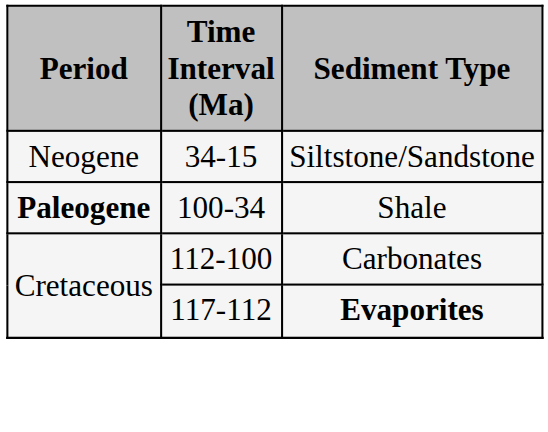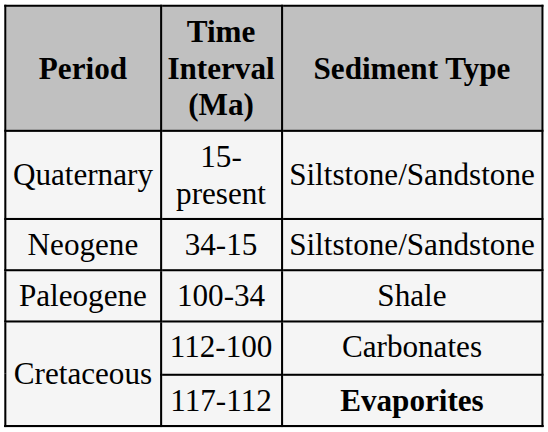+ row: (221, 174)
(84, 207) bold -> (83, 296) normal
